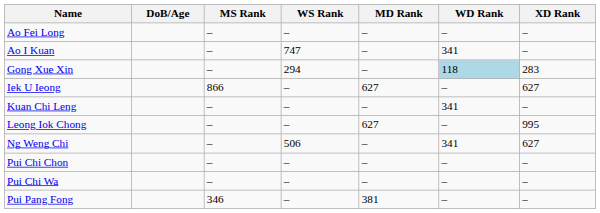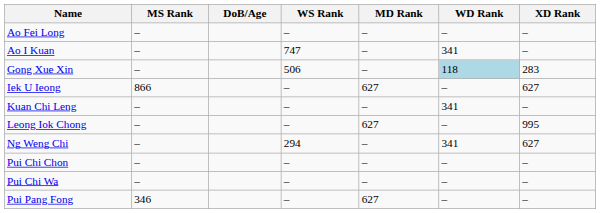columns swapped: (168, 13) <-> (243, 13)
(292, 69) 294 -> (292, 69) 506
(292, 143) 506 -> (292, 143) 294
(370, 199) 381 -> (370, 199) 627
